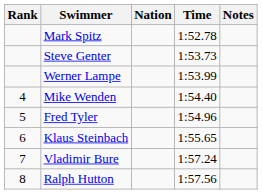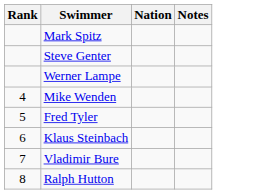- column: (197, 14)
